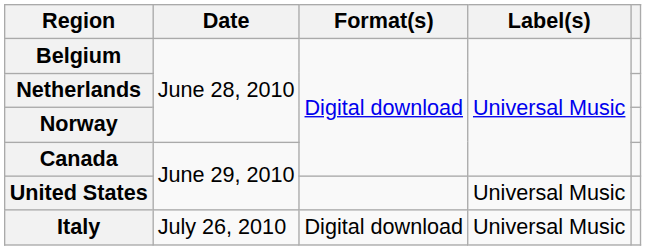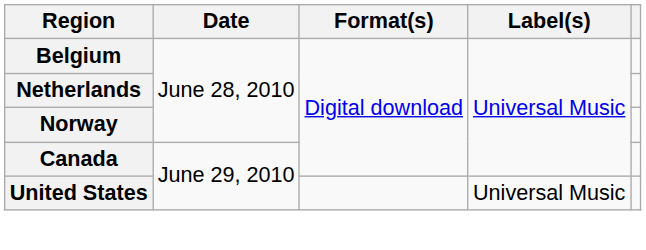- row: (79, 227)
